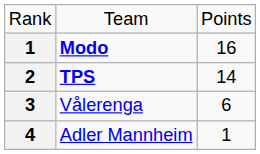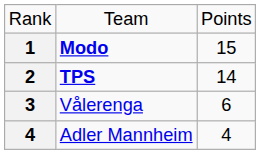(226, 47) 16 -> (226, 47) 15
(226, 134) 1 -> (226, 134) 4
